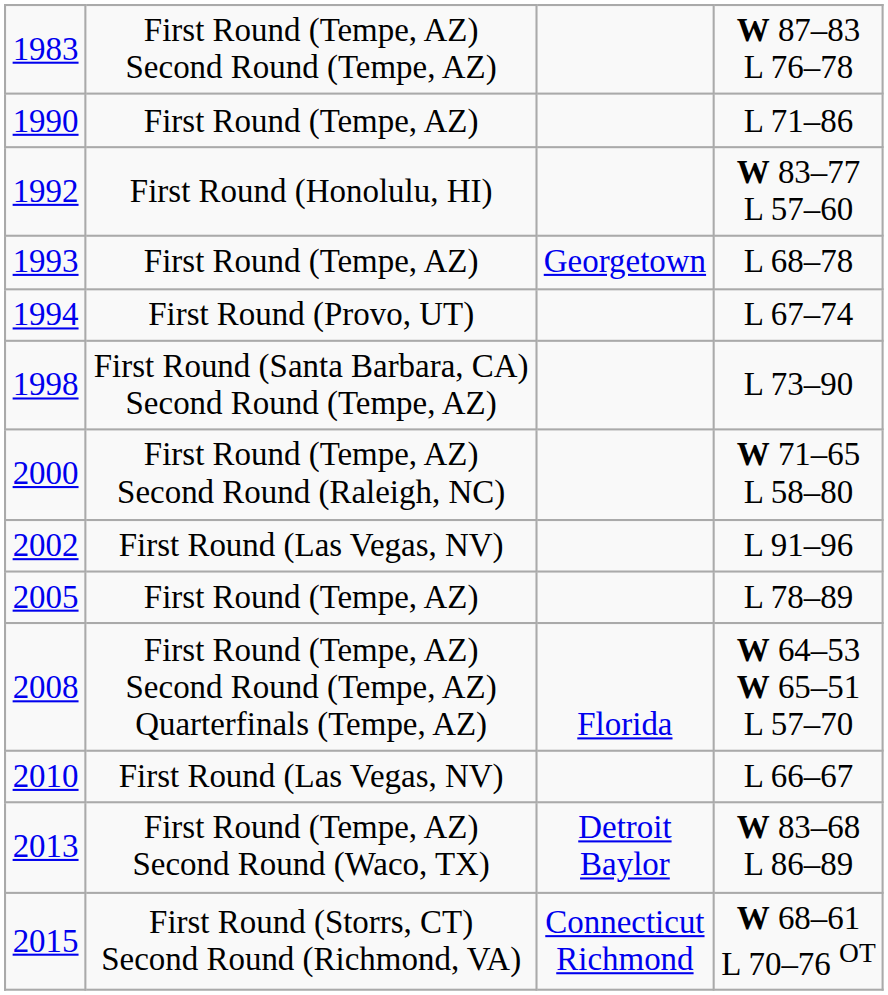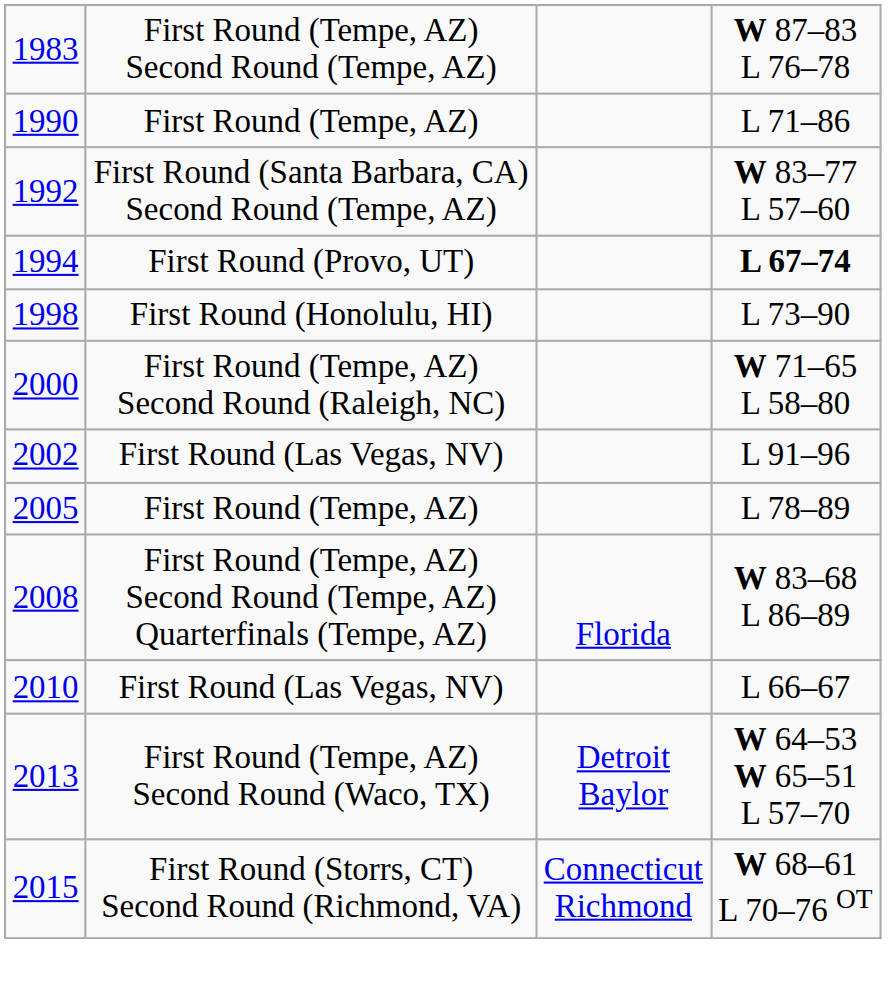(311, 190) First Round (Honolulu, HI) -> (311, 190) First Round (Santa Barbara, CA) Second Round (Tempe, AZ)
- row: (46, 261)
(798, 313) normal -> (795, 261) bold
(311, 384) First Round (Santa Barbara, CA) Second Round (Tempe, AZ) -> (311, 313) First Round (Honolulu, HI)
(798, 686) W 64–53 W 65–51 L 57–70 -> (795, 597) W 83–68 L 86–89
(798, 846) W 83–68 L 86–89 -> (795, 775) W 64–53 W 65–51 L 57–70
